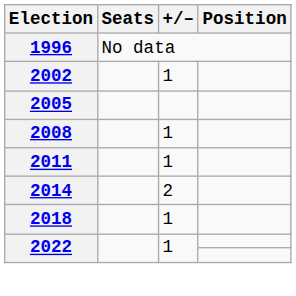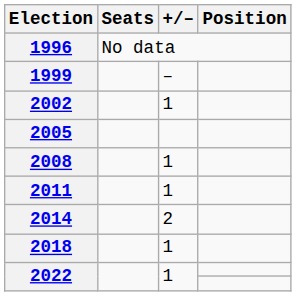+ row: (51, 76)
